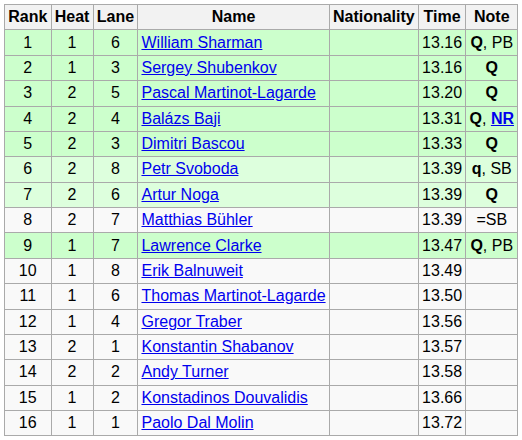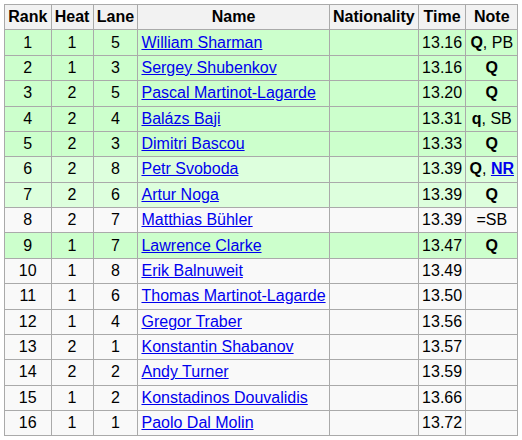(115, 42) 6 -> (115, 42) 5
(492, 118) Q, NR -> (492, 118) q, SB
(492, 169) q, SB -> (492, 169) Q, NR
(492, 245) Q, PB -> (492, 245) Q
(442, 372) 13.58 -> (442, 372) 13.59
